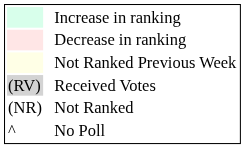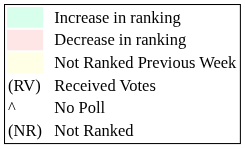(24, 85) lightgrey background -> (24, 85) no background
rows swapped: (94, 108) <-> (80, 130)
